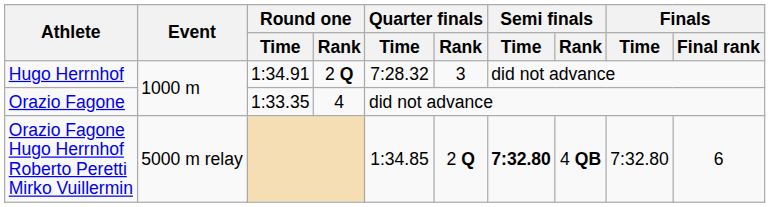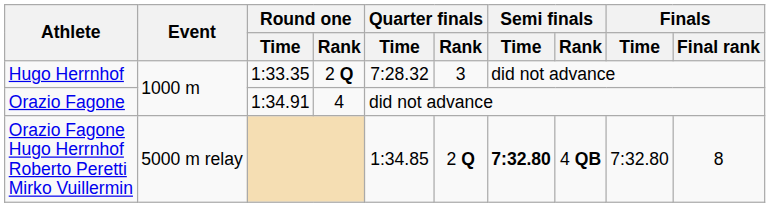(280, 74) 1:34.91 -> (280, 74) 1:33.35
(280, 102) 1:33.35 -> (280, 102) 1:34.91
(719, 159) 6 -> (719, 159) 8
